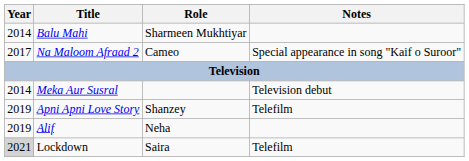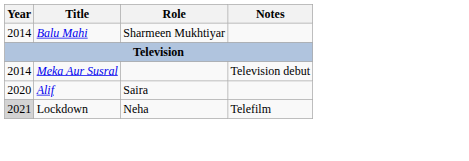- row: (88, 52)
- row: (88, 109)
(19, 128) 2019 -> (19, 90) 2020
(158, 128) Neha -> (136, 90) Saira
(157, 147) Saira -> (136, 109) Neha
